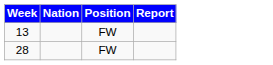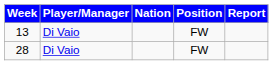+ column: (86, 13)
